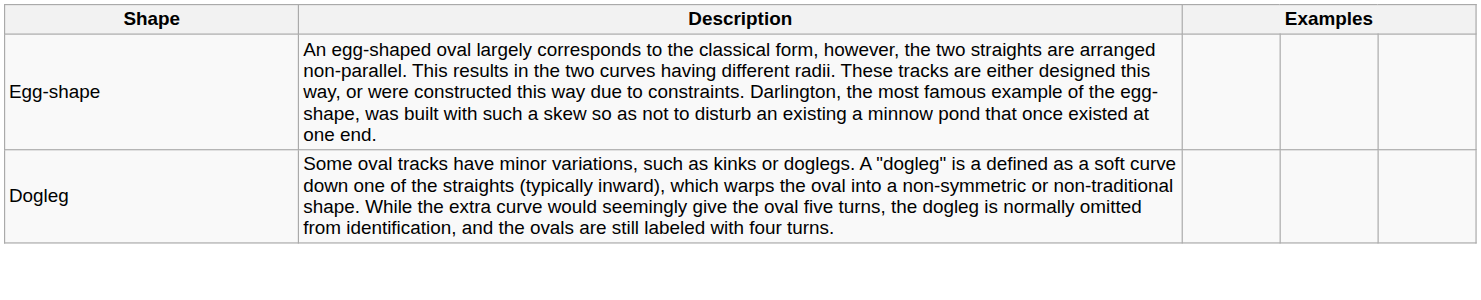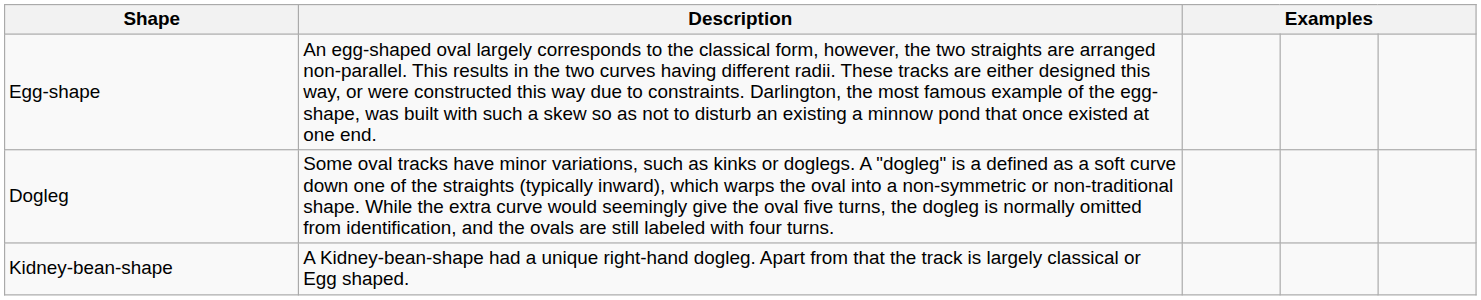+ row: (91, 268)
